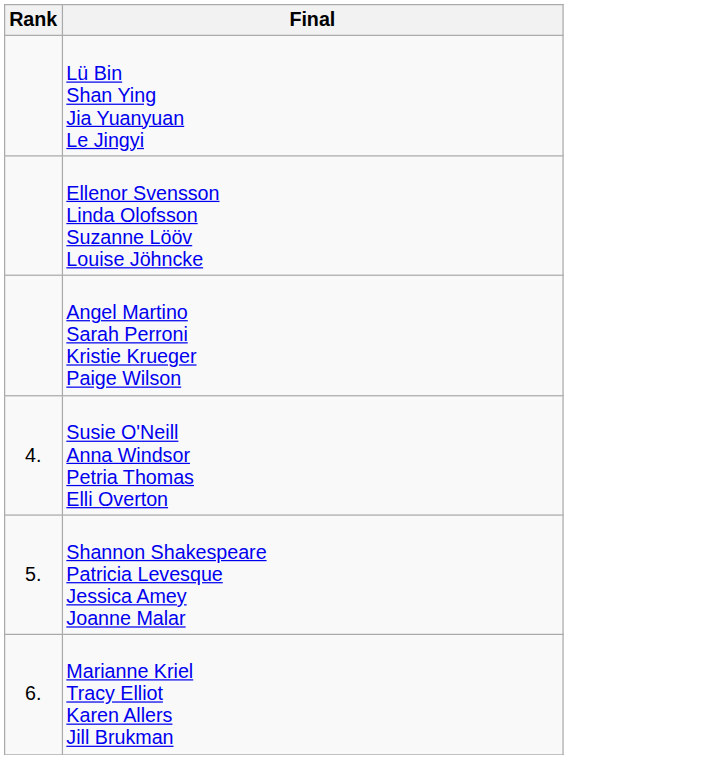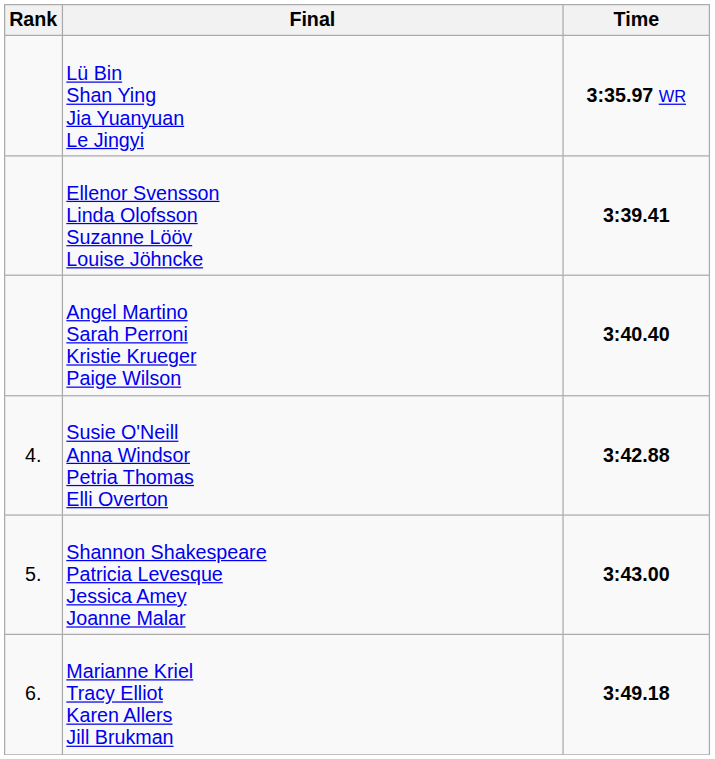+ column: (636, 20)
